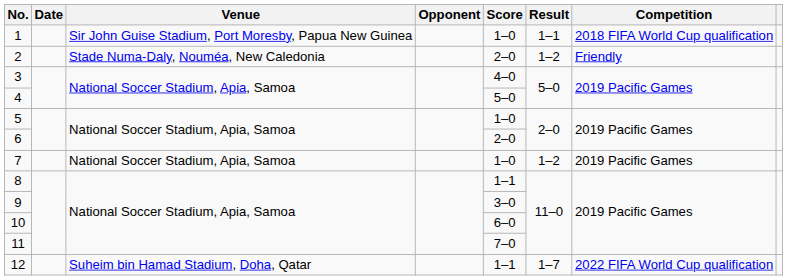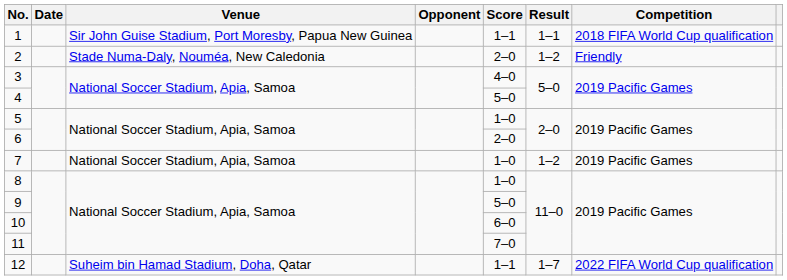(505, 35) 1–0 -> (505, 35) 1–1
(505, 181) 1–1 -> (505, 181) 1–0
(505, 202) 3–0 -> (505, 202) 5–0
